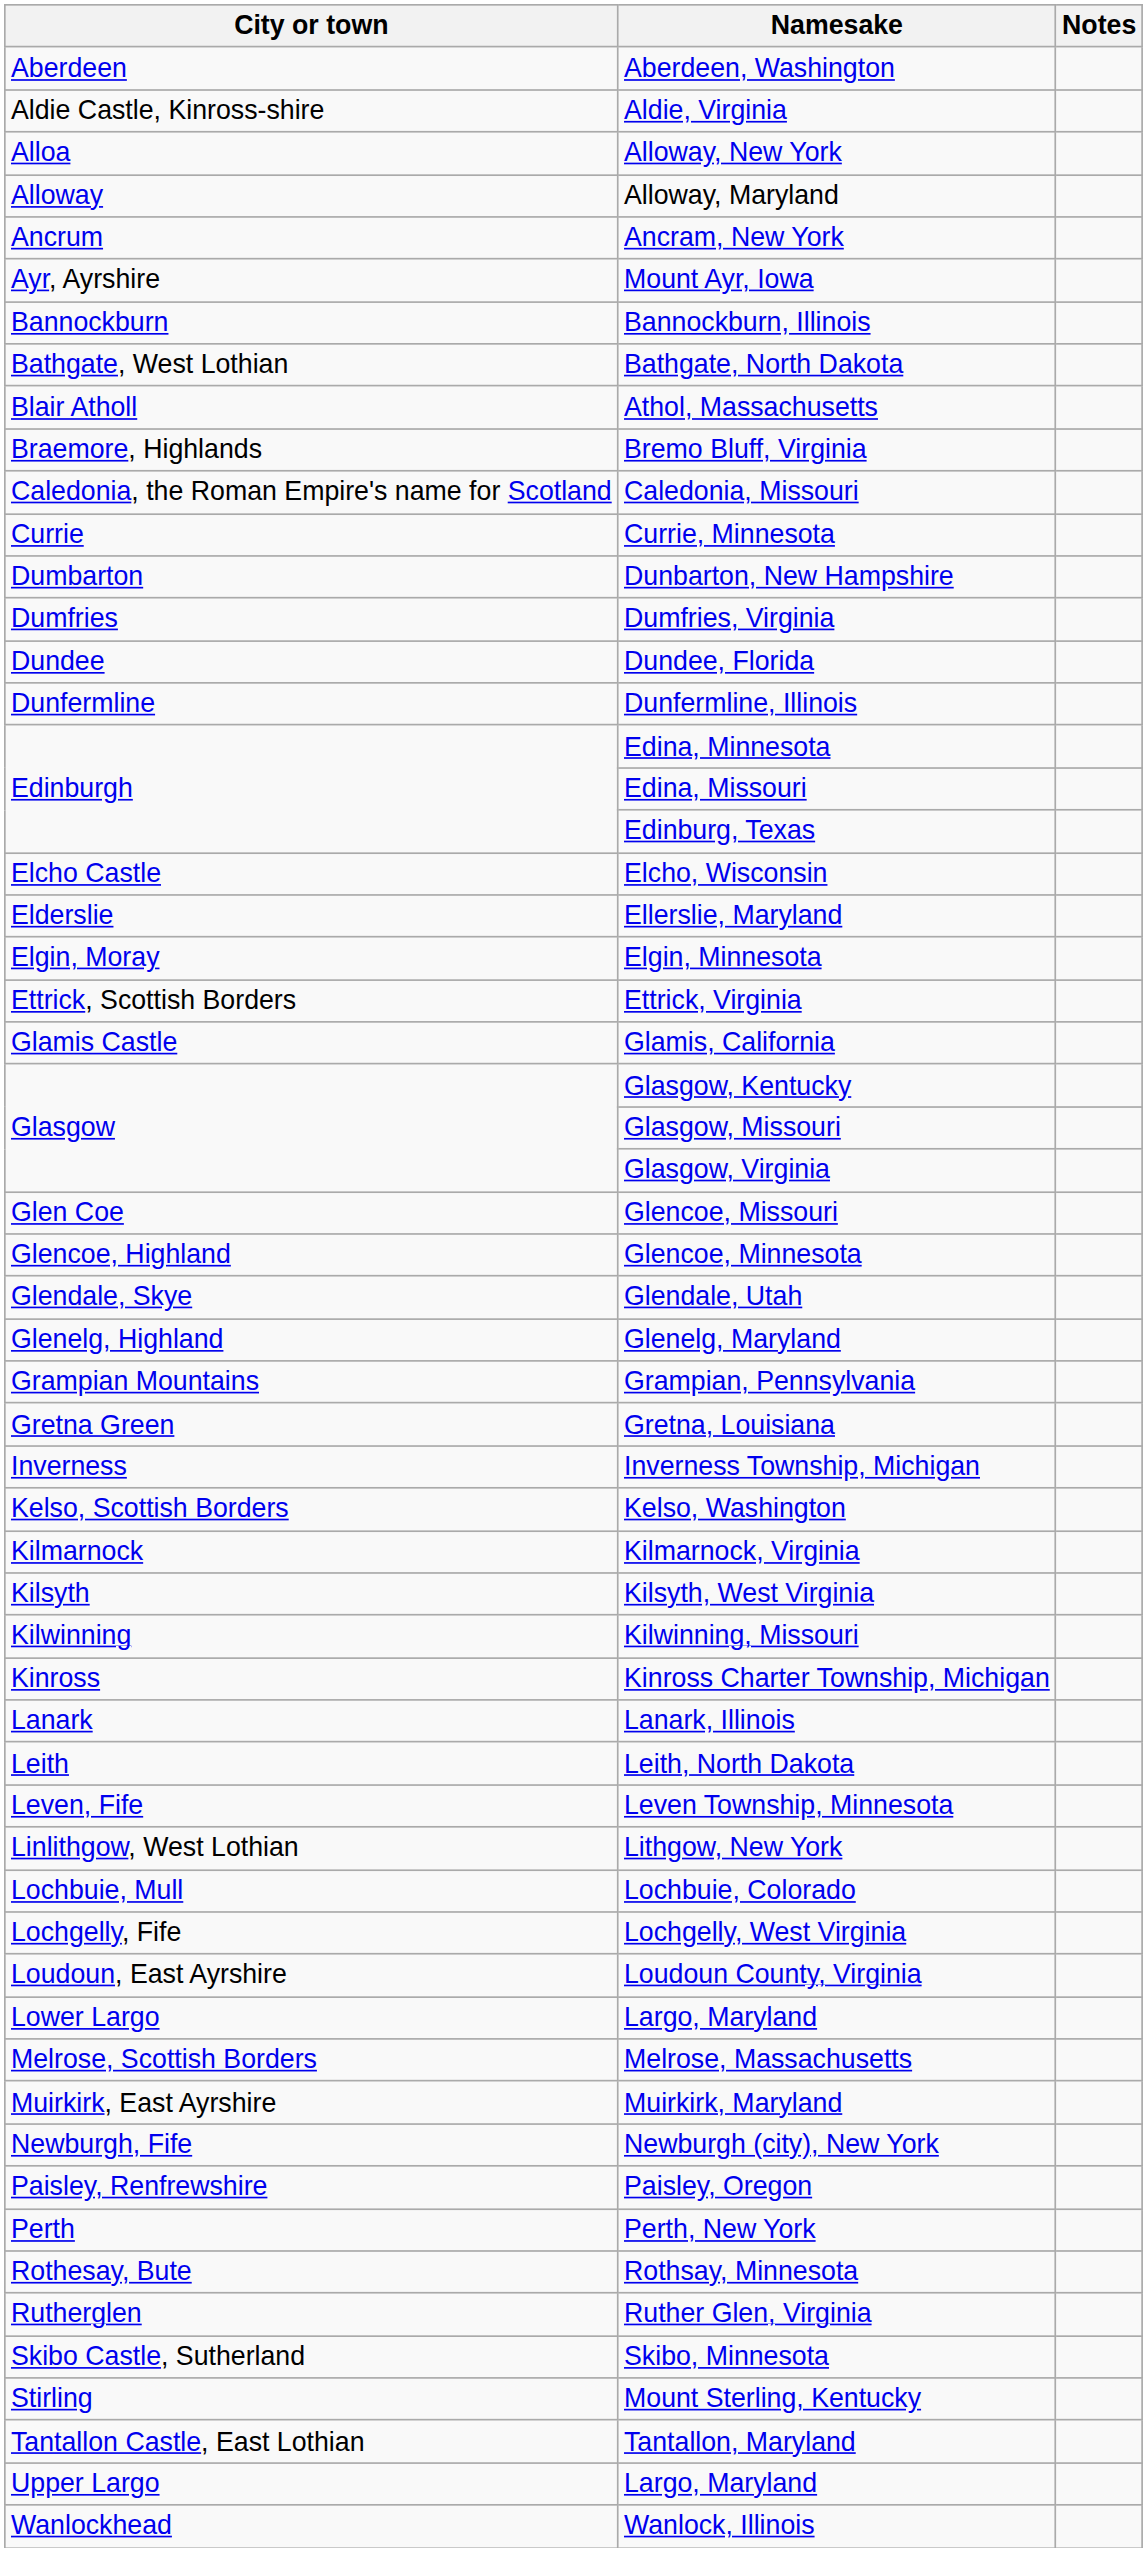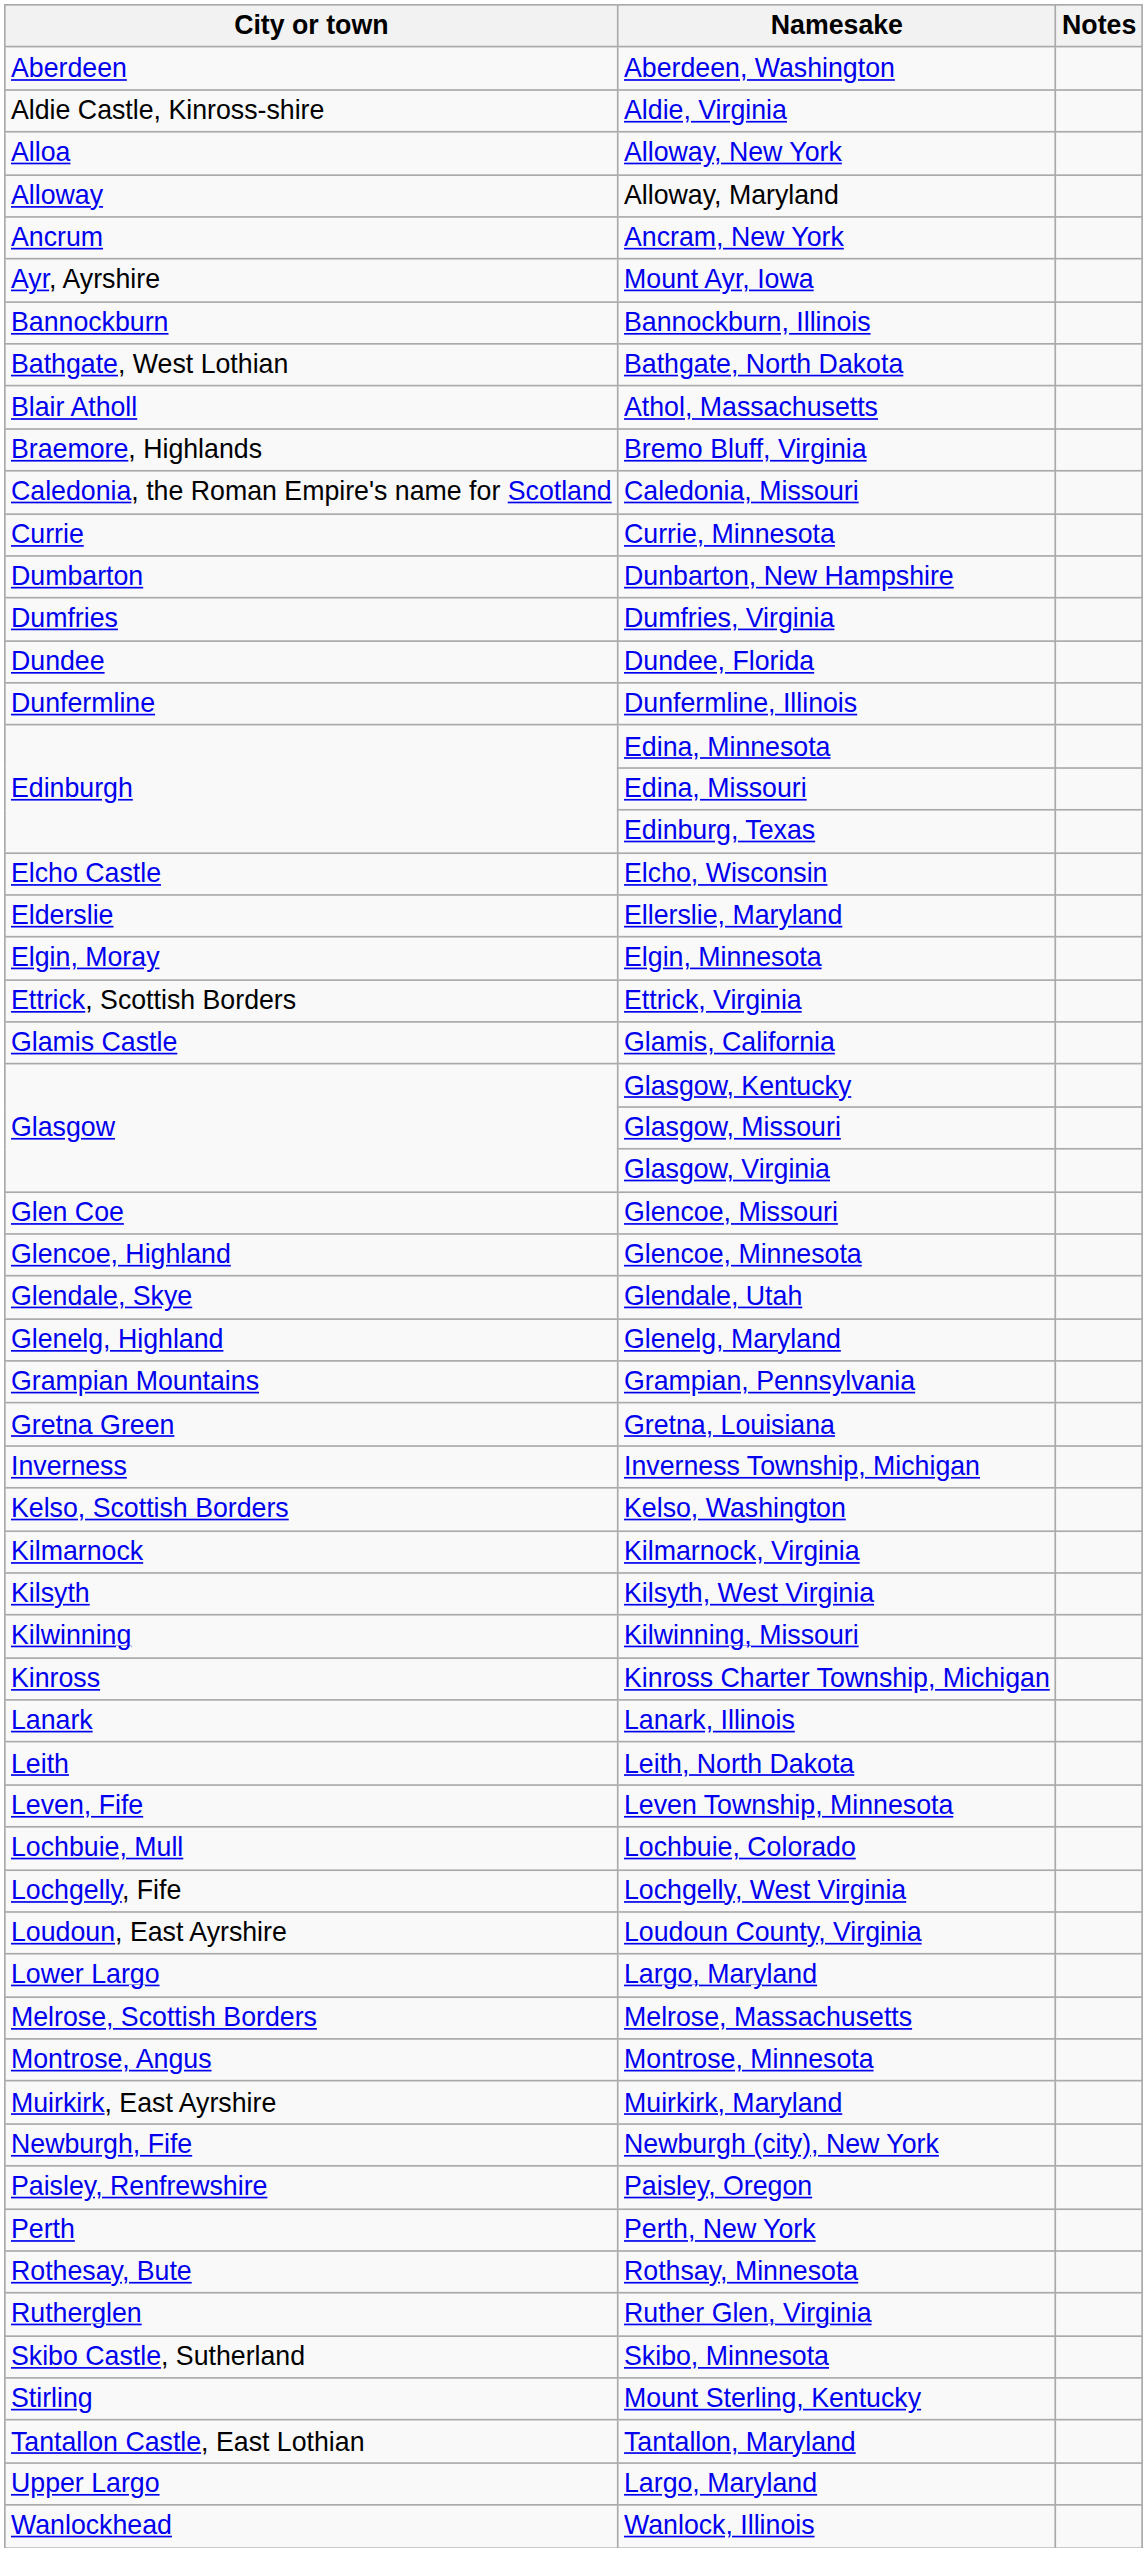- row: (155, 1847)
+ row: (111, 2059)
